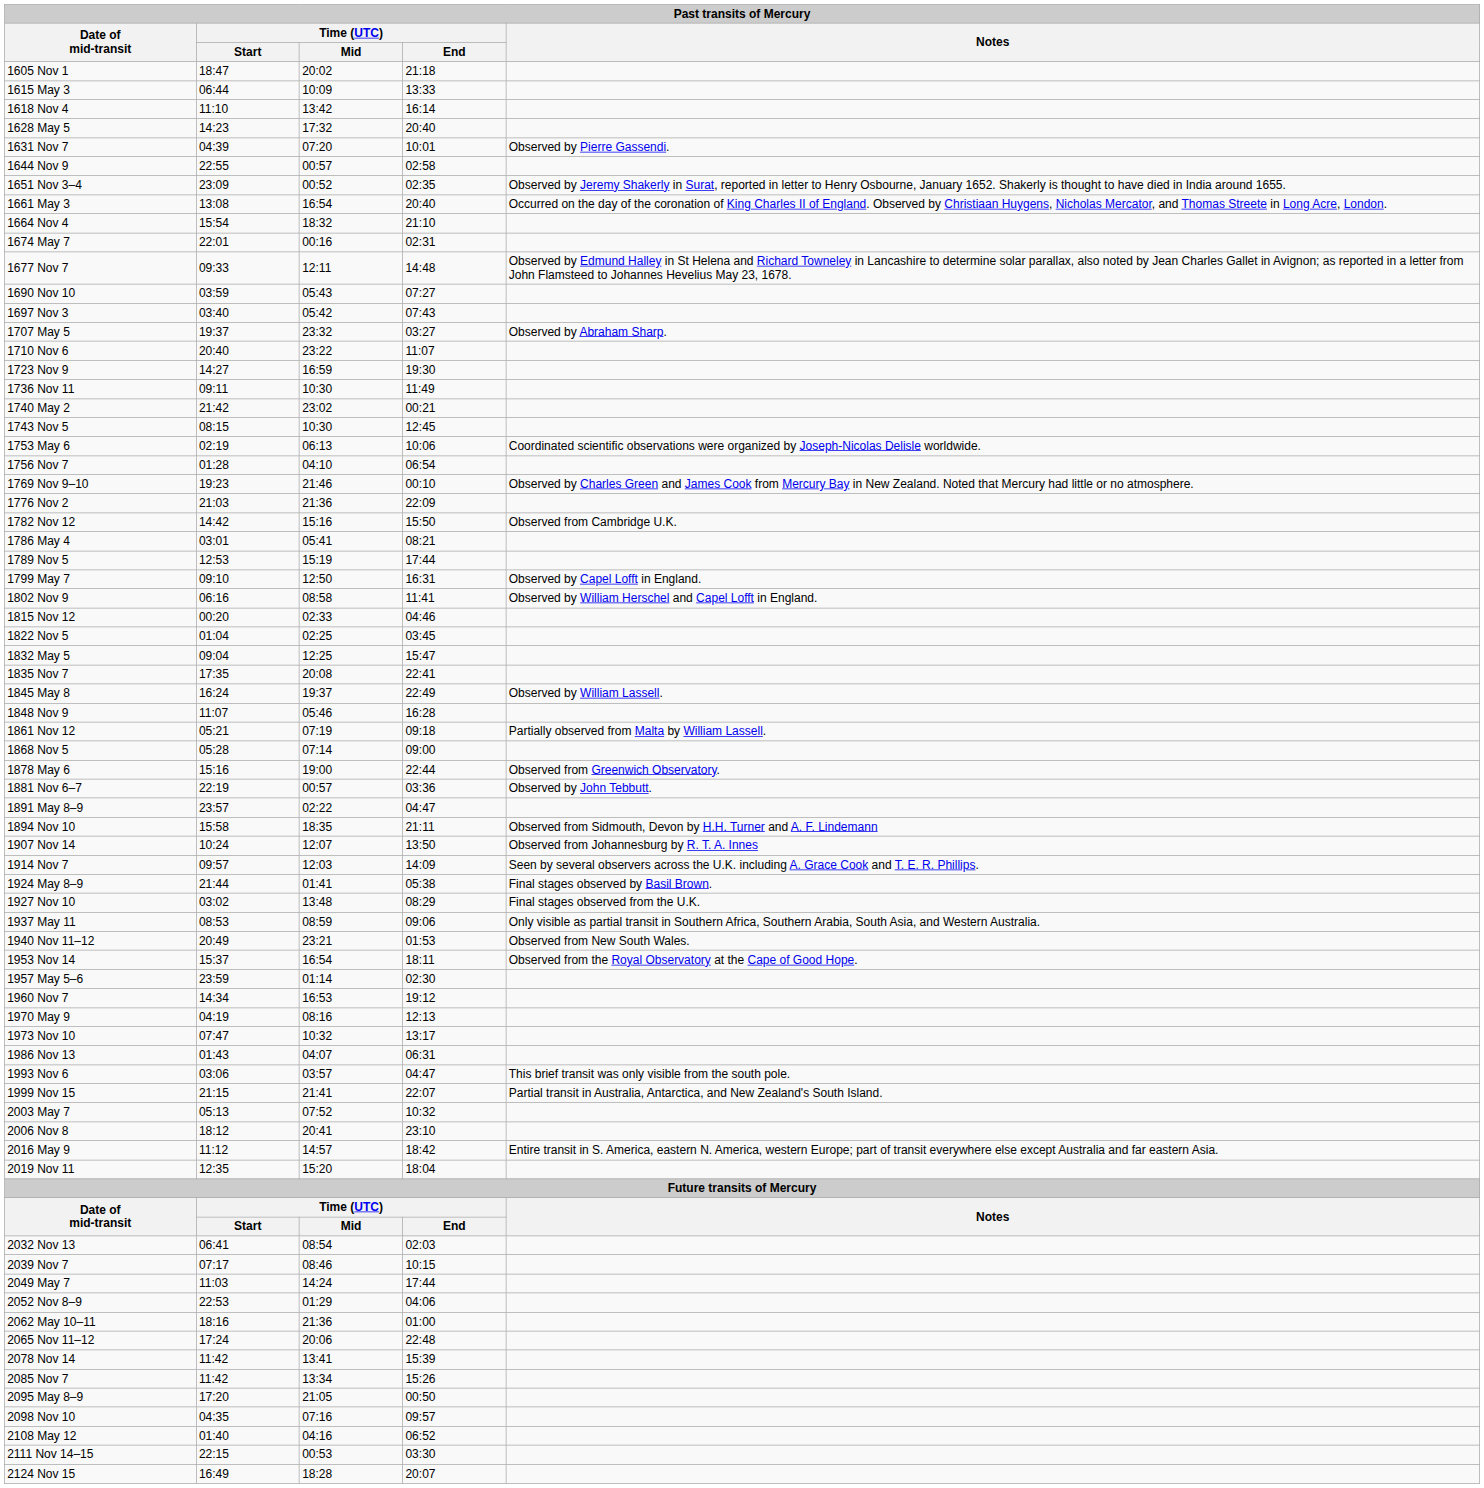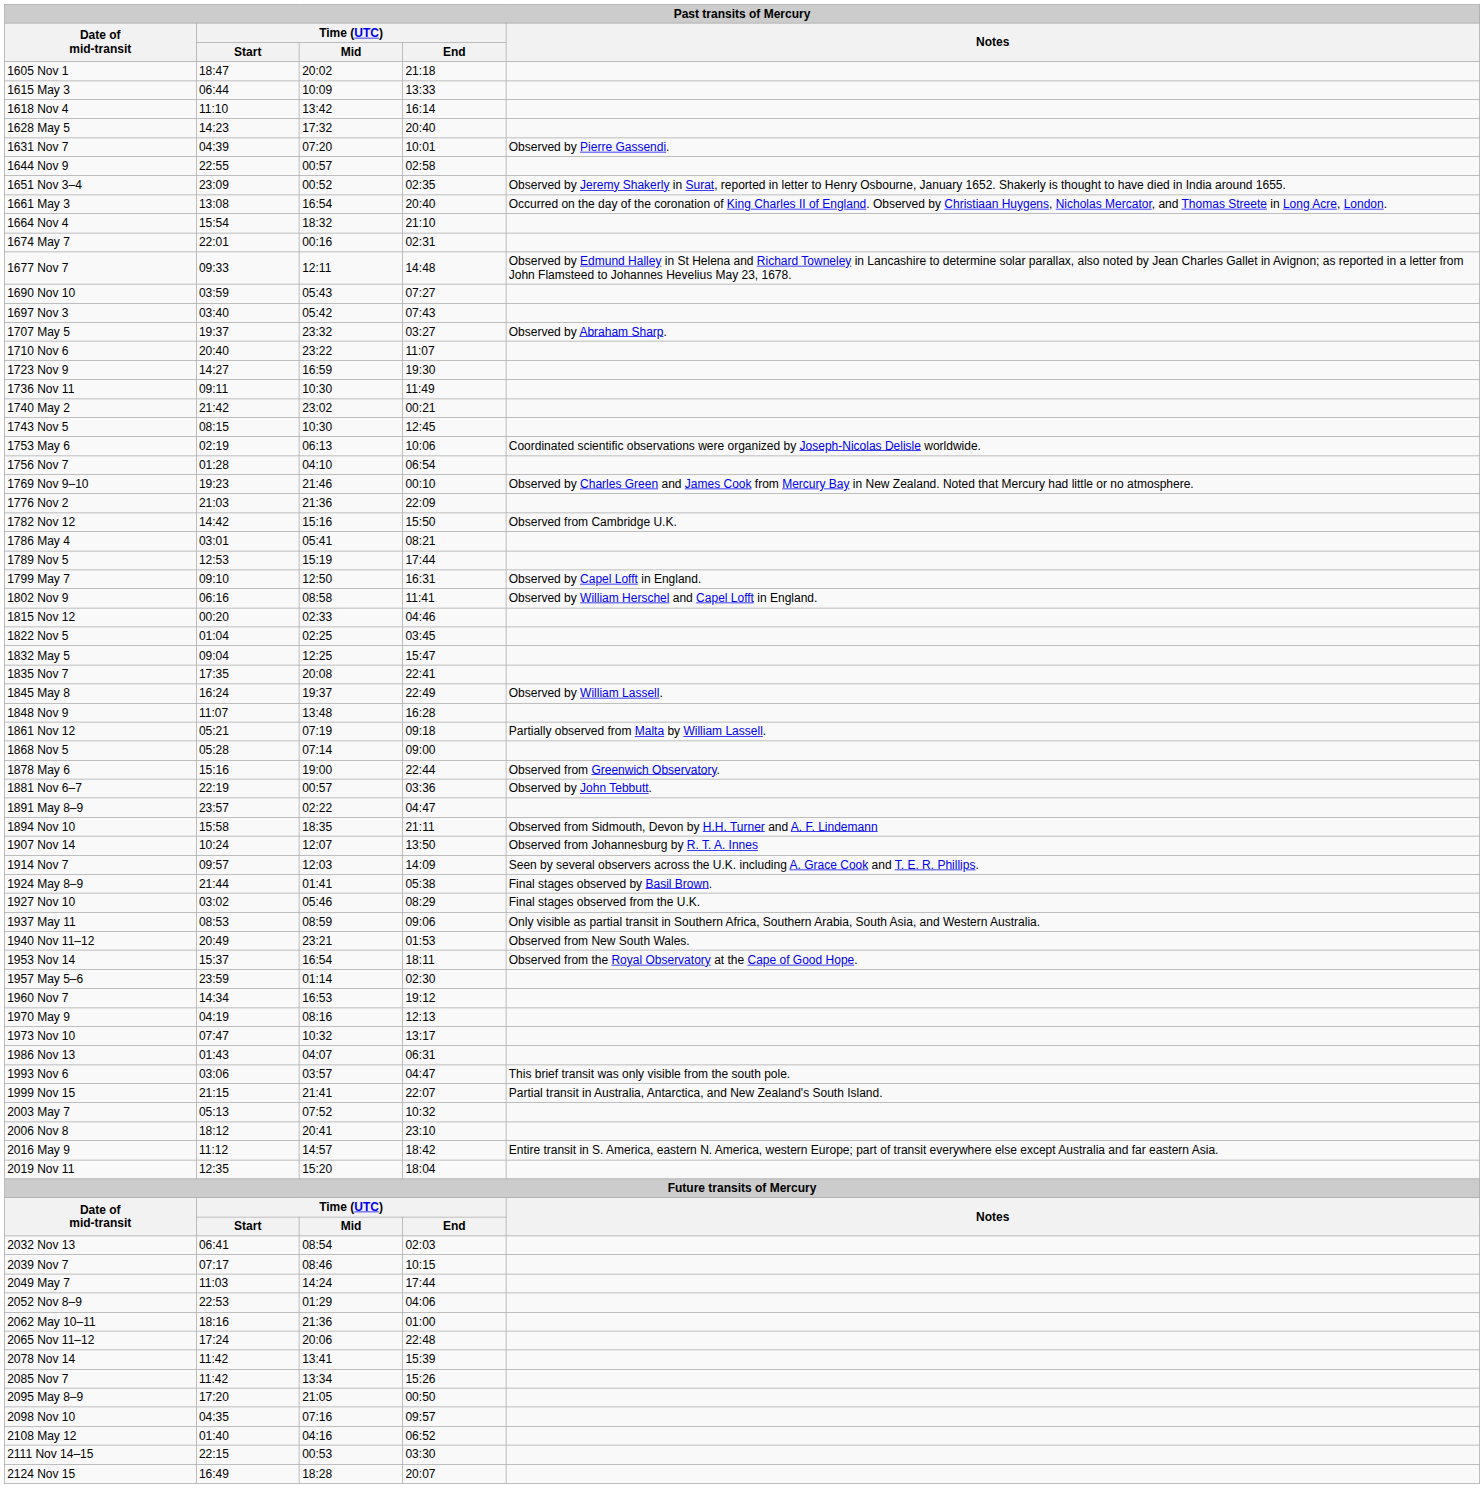(317, 712) 05:46 -> (317, 712) 13:48
(317, 902) 13:48 -> (317, 902) 05:46
